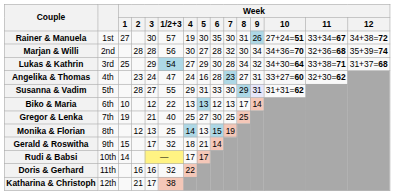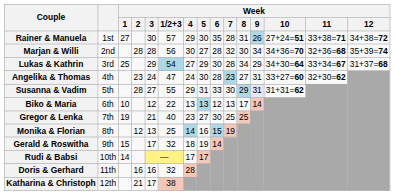(190, 37) 19 -> (190, 37) 29
(230, 37) 30 -> (230, 37) 28
(327, 37) 33+34=67 -> (327, 37) 33+38=71
(257, 64) 32 -> (257, 64) 29
(327, 64) 33+38=71 -> (327, 64) 33+34=67
(204, 77) 16 -> (204, 77) 30
(190, 117) 25 -> (190, 117) 23
(204, 130) 13 -> (204, 130) 16
(204, 143) 21 -> (204, 143) 19
(190, 170) 22 -> (190, 170) 28
